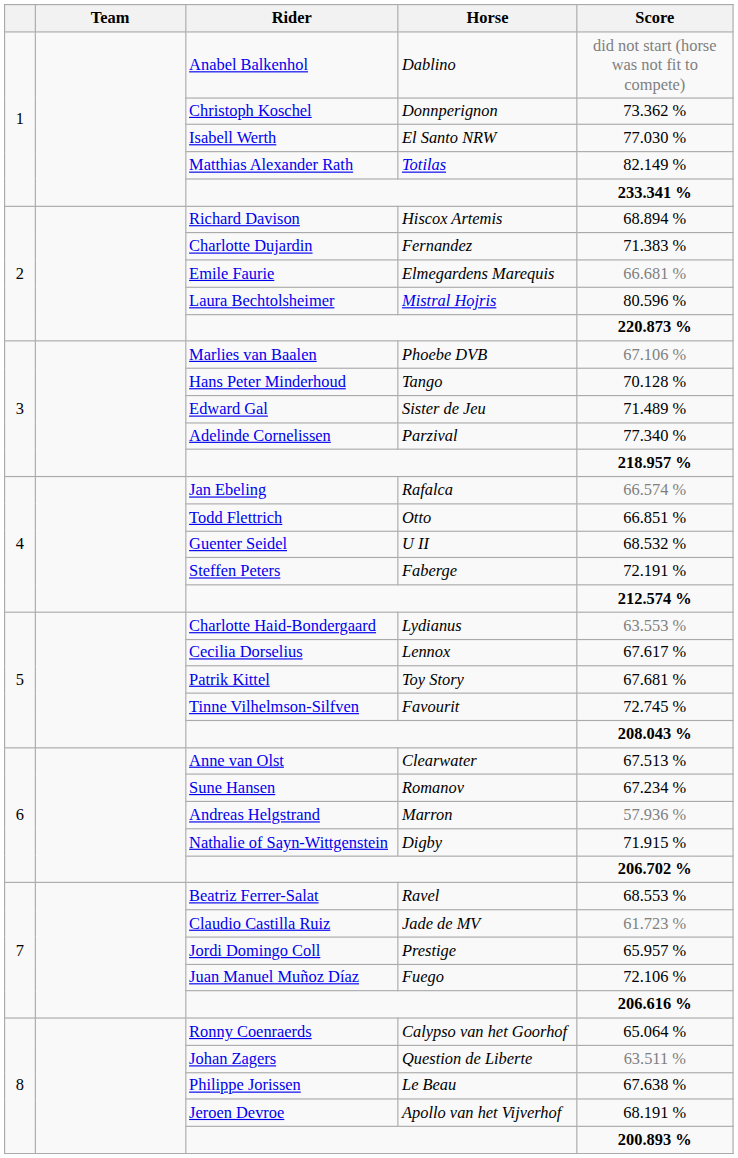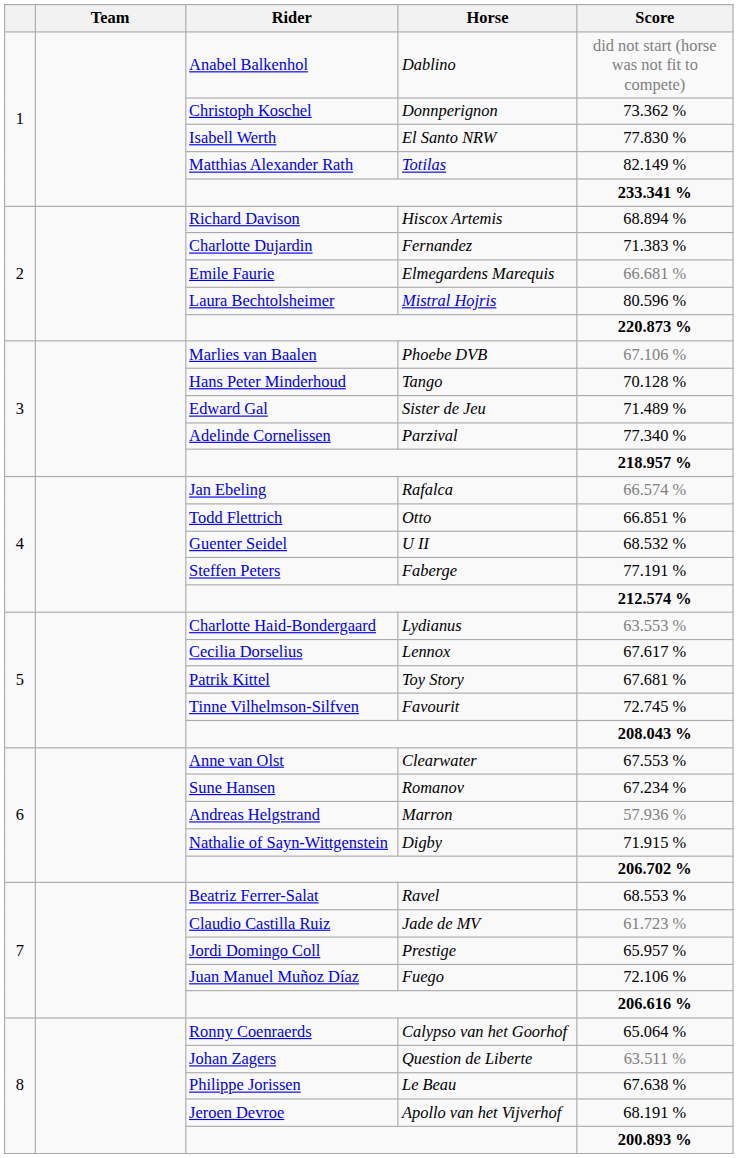(655, 138) 77.030 % -> (655, 138) 77.830 %
(655, 571) 72.191 % -> (655, 571) 77.191 %
(655, 761) 67.513 % -> (655, 761) 67.553 %
